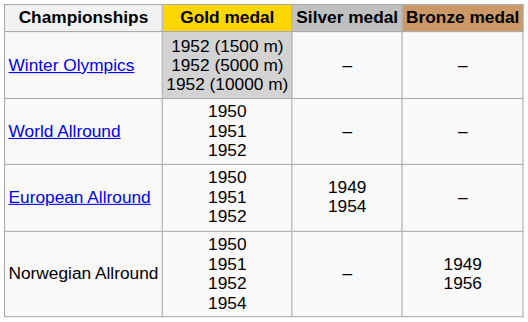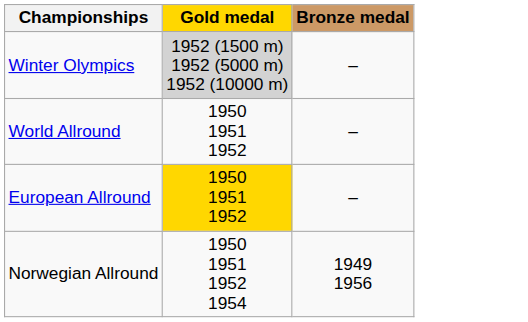- column: (347, 18)
(227, 197) no background -> (227, 197) gold background
